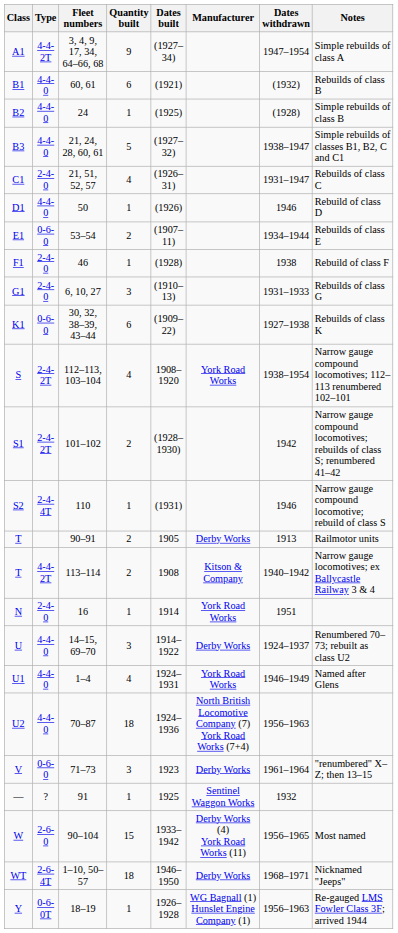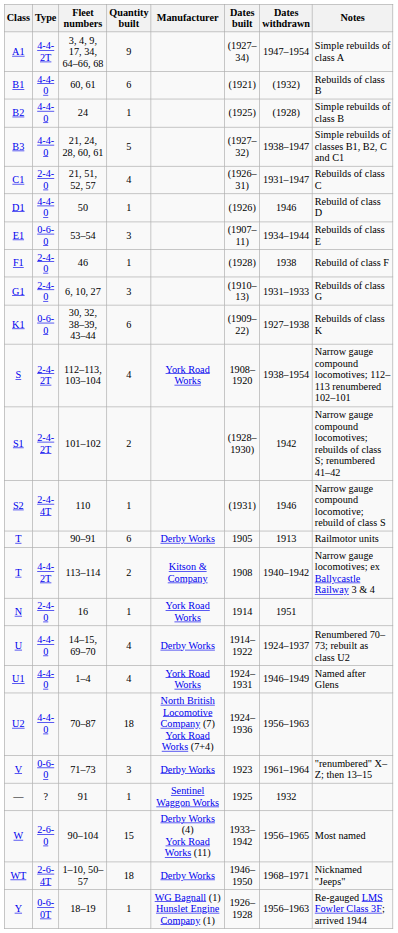columns swapped: (223, 18) <-> (169, 18)
(129, 235) 2 -> (129, 235) 3
(129, 539) 2 -> (129, 539) 6
(129, 645) 3 -> (129, 645) 4
